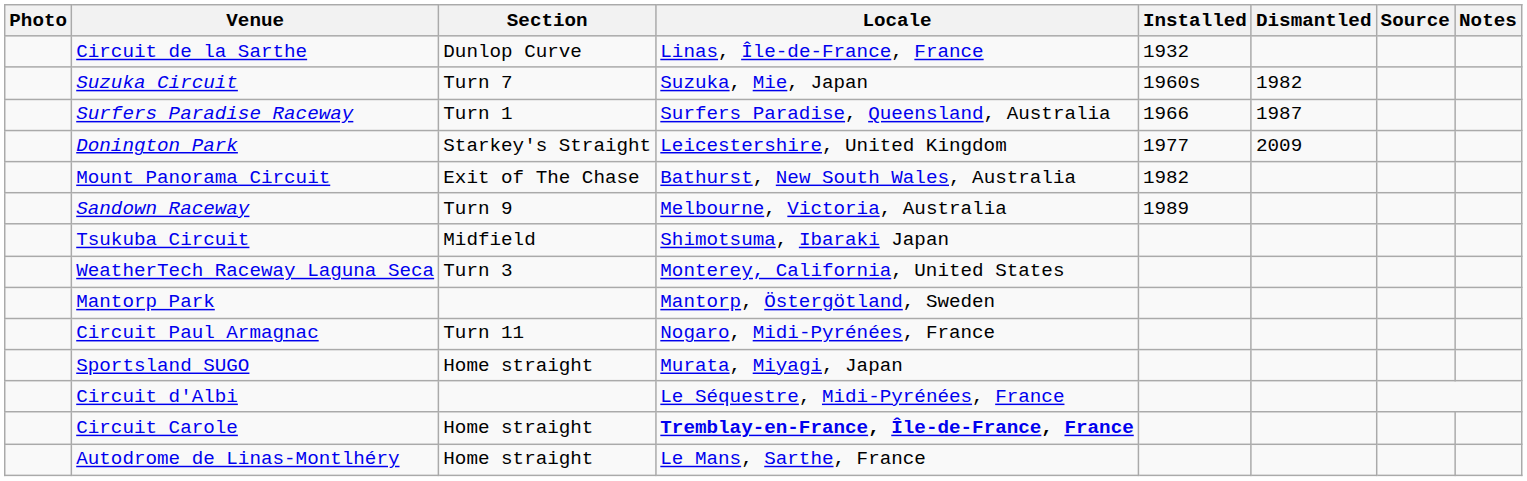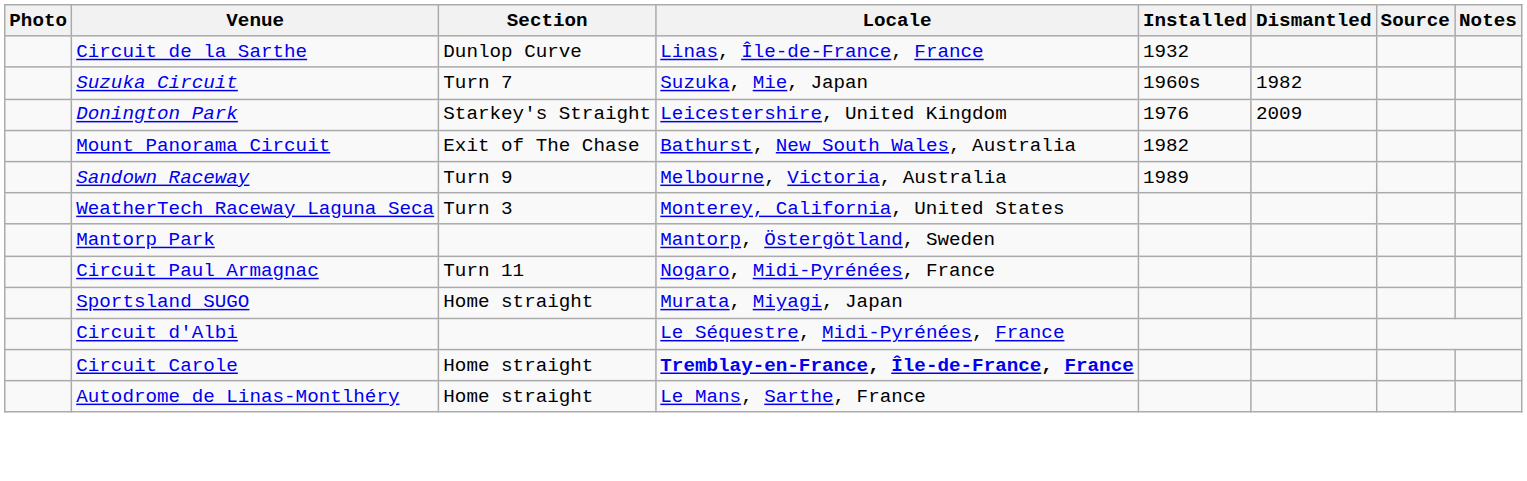- row: (215, 114)
(1166, 146) 1977 -> (1166, 114) 1976
- row: (163, 240)
